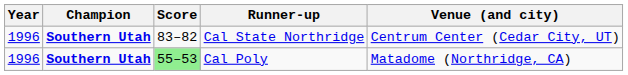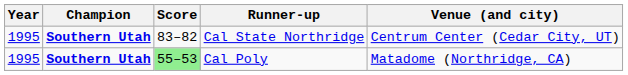(24, 37) 1996 -> (24, 37) 1995
(24, 59) 1996 -> (24, 59) 1995
